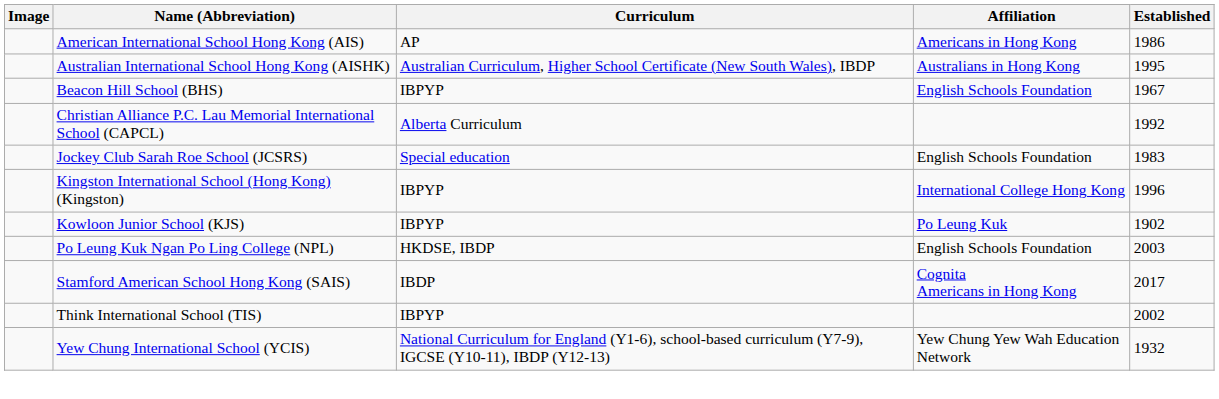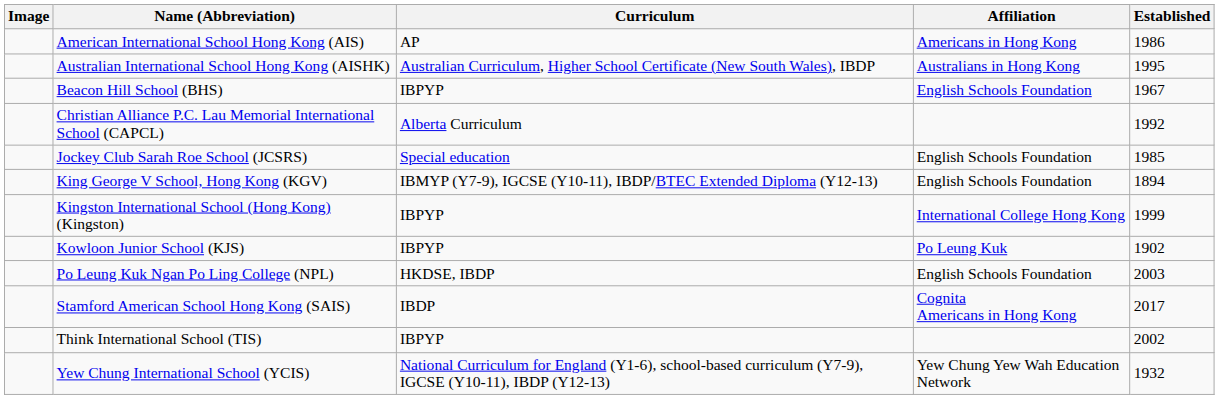(1149, 157) 1983 -> (1149, 157) 1985
+ row: (192, 181)
(1149, 190) 1996 -> (1149, 215) 1999
